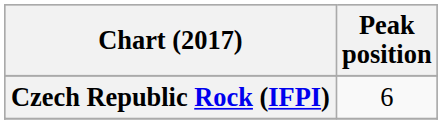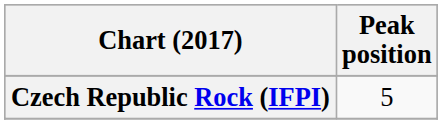(387, 97) 6 -> (387, 97) 5
